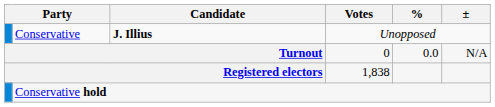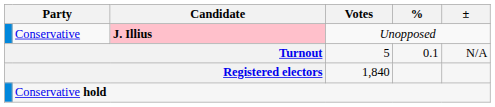(133, 33) no background -> (133, 33) pink background
(387, 53) 0 -> (387, 53) 5
(431, 53) 0.0 -> (431, 53) 0.1
(376, 72) 1,838 -> (376, 72) 1,840
